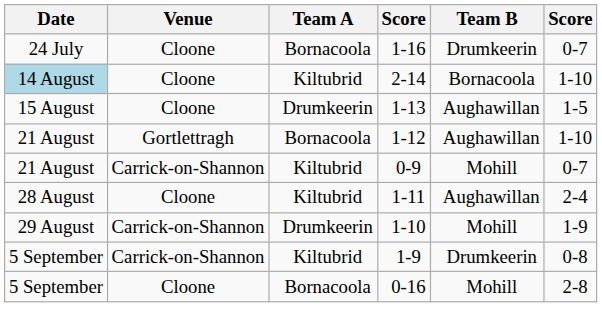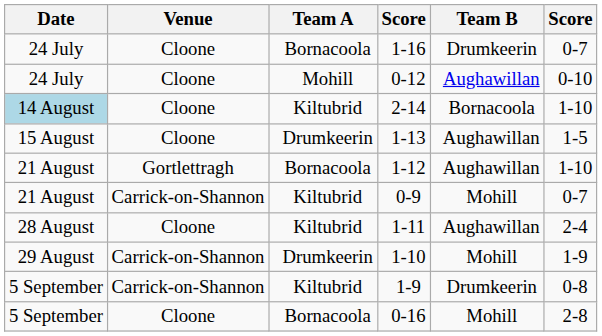+ row: (404, 78)
